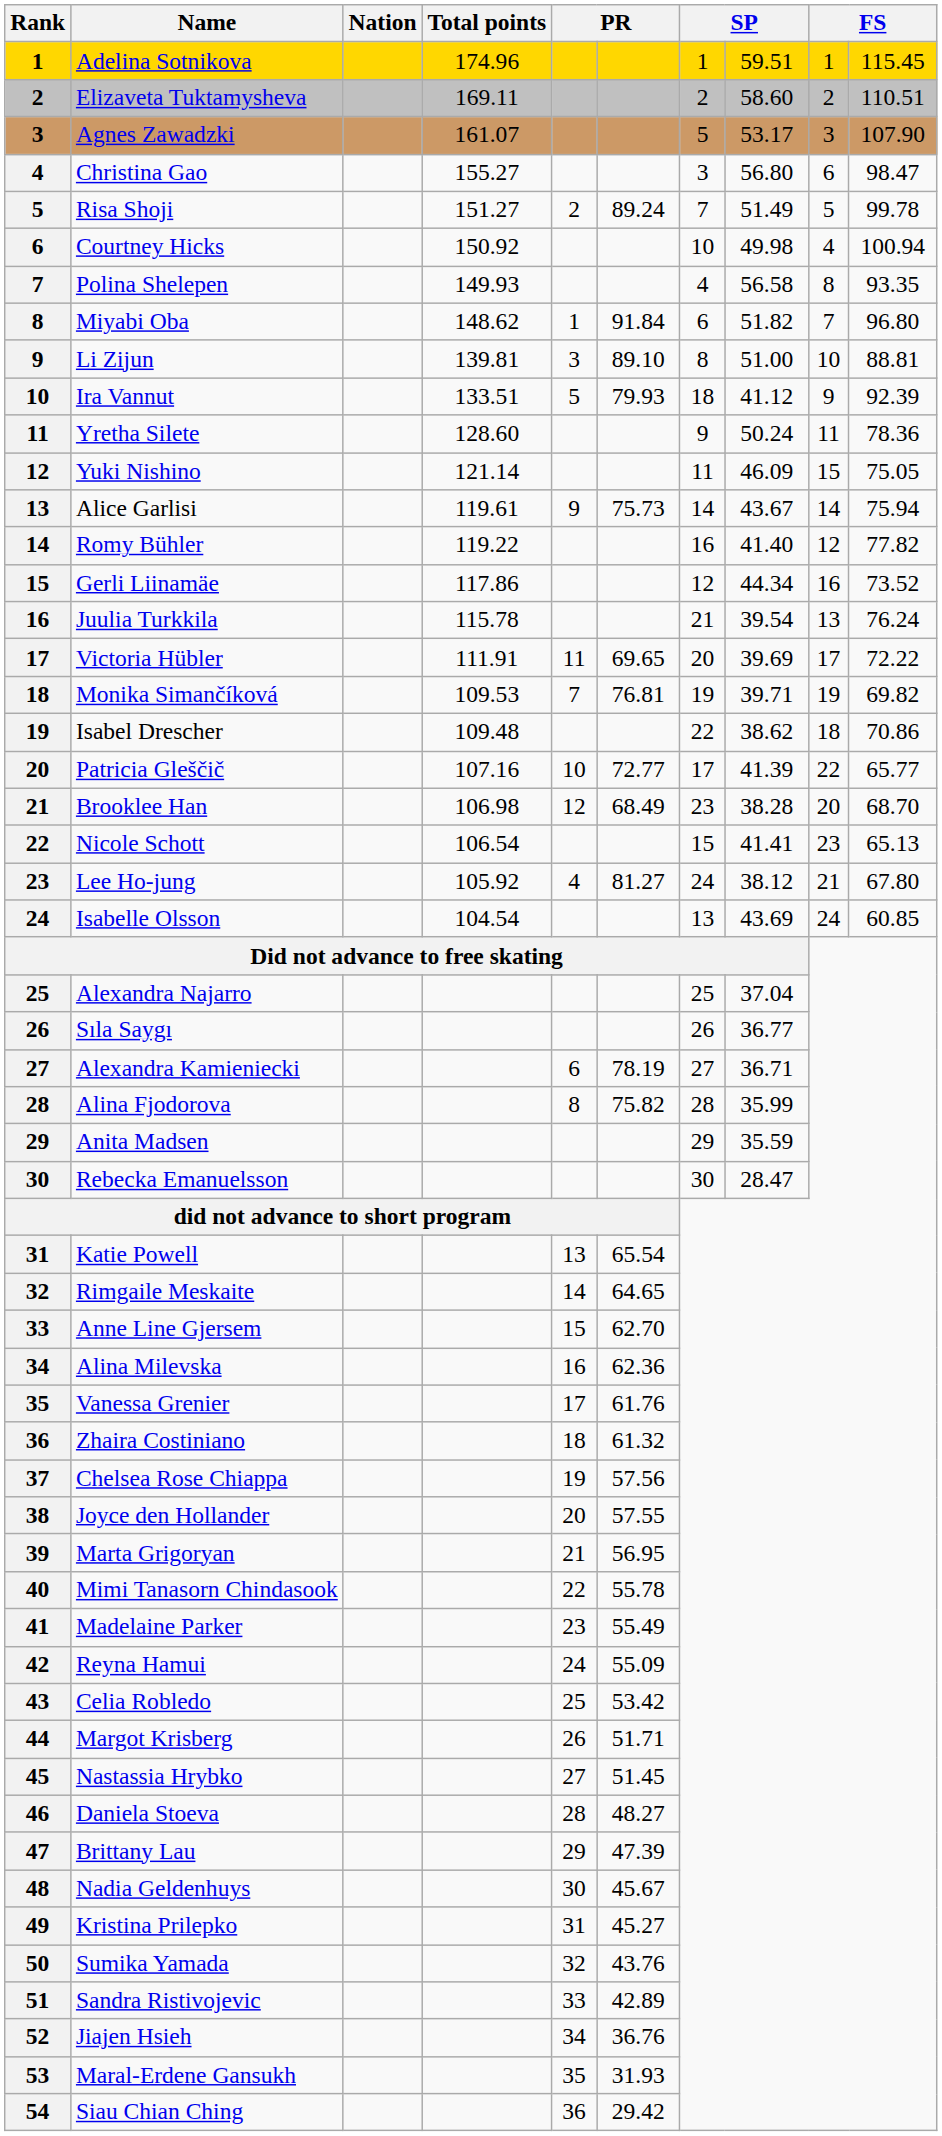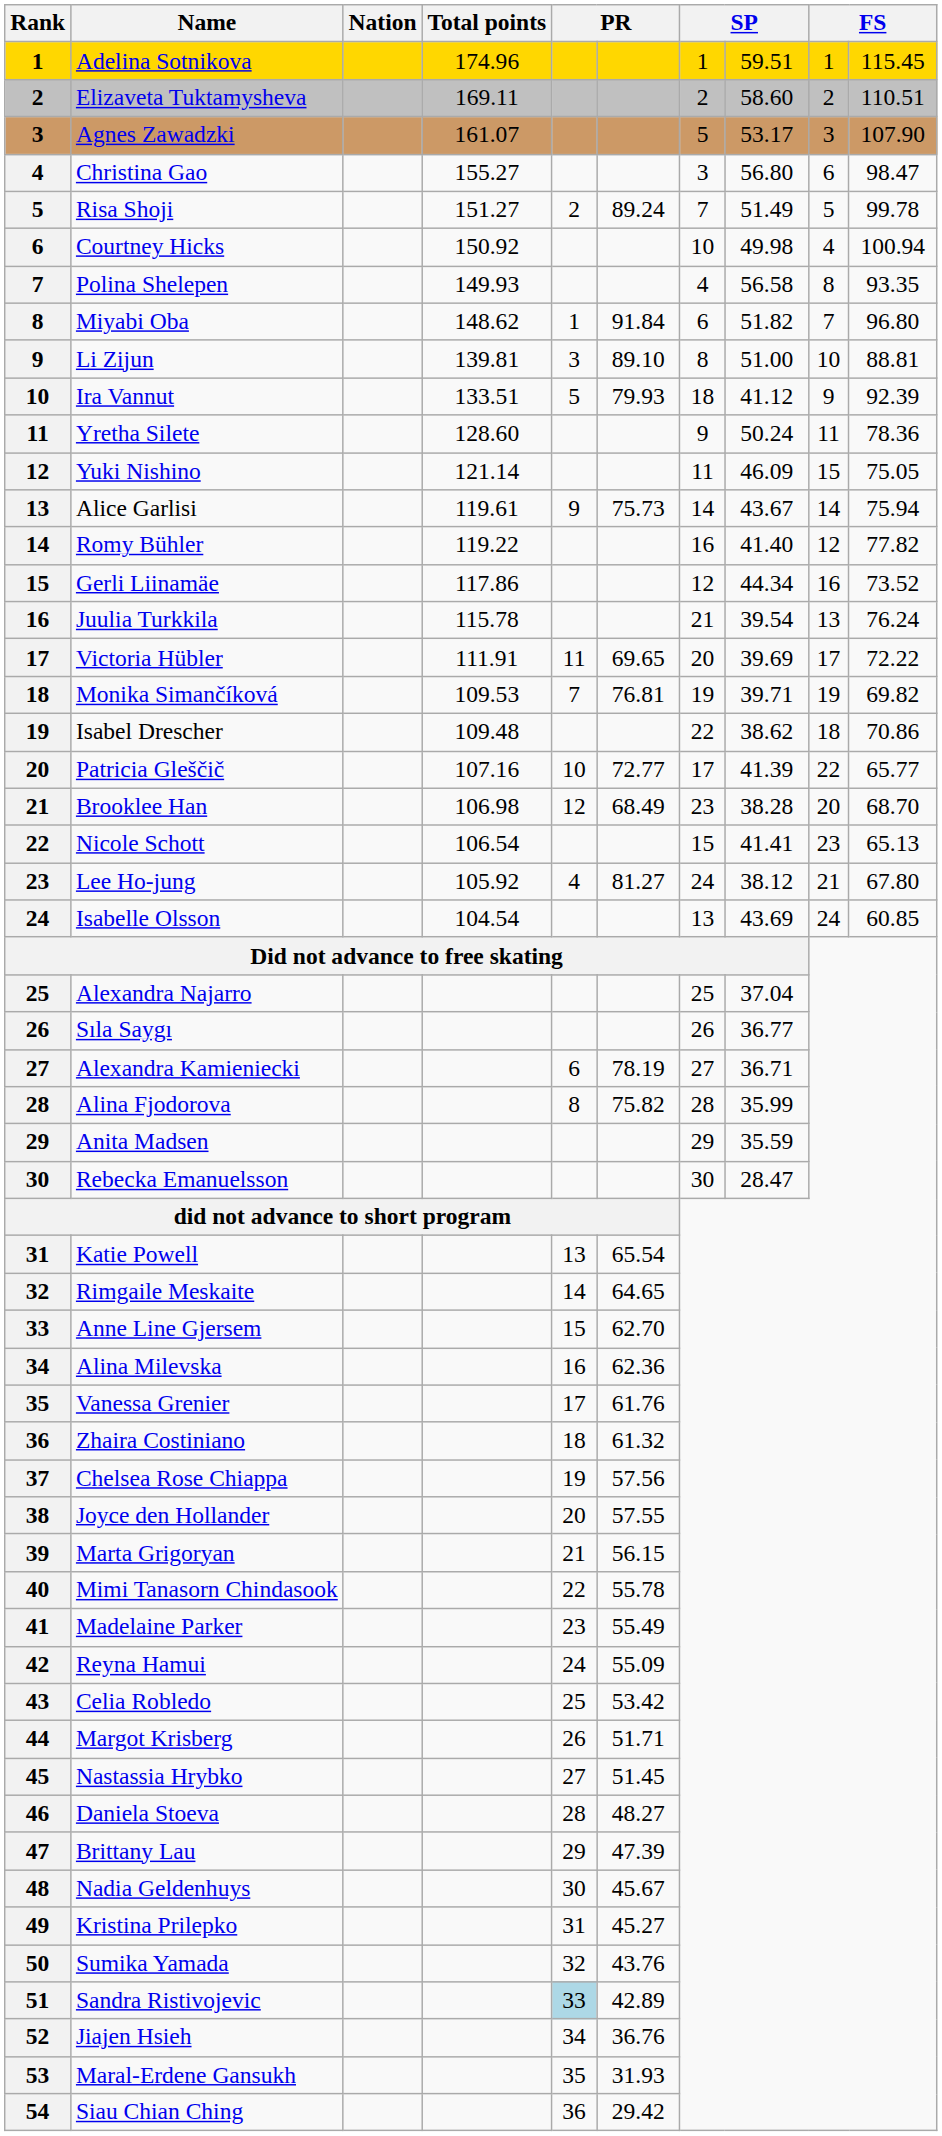(638, 1552) 56.95 -> (638, 1552) 56.15
(574, 2000) no background -> (574, 2000) lightblue background
